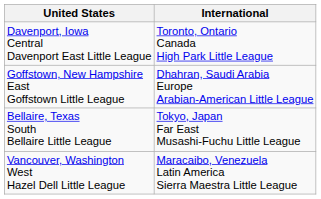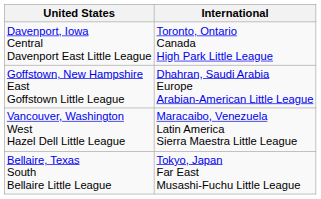rows swapped: (59, 129) <-> (66, 172)
